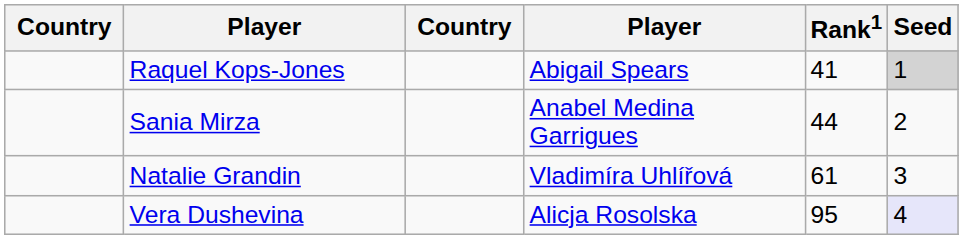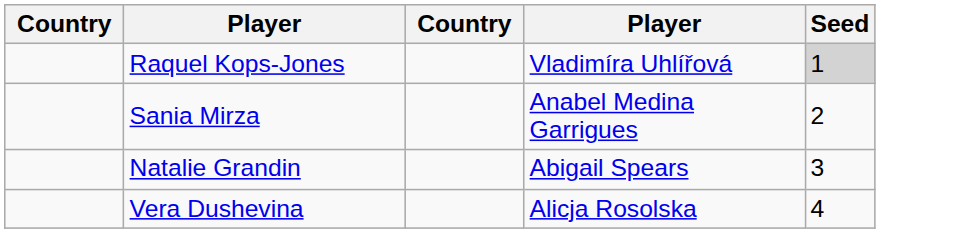- column: (846, 27)
(609, 69) Abigail Spears -> (631, 63) Vladimíra Uhlířová
(631, 175) Vladimíra Uhlířová -> (609, 168) Abigail Spears
(900, 214) lavender background -> (817, 208) no background
